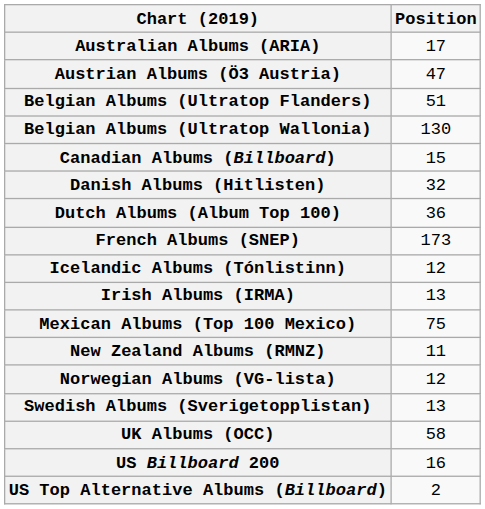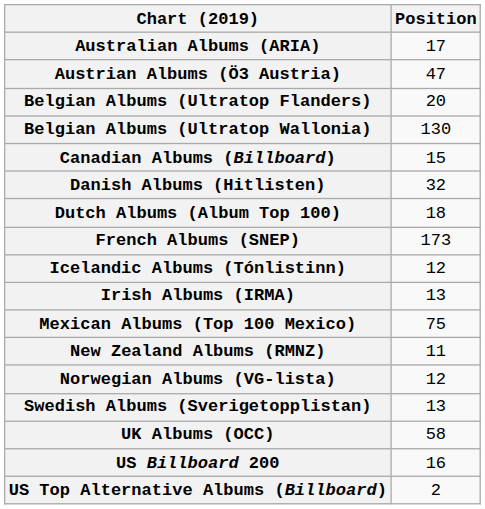(436, 102) 51 -> (436, 102) 20
(436, 213) 36 -> (436, 213) 18
